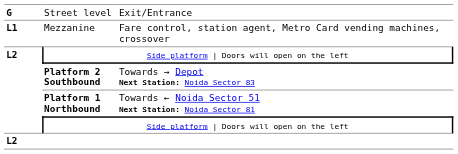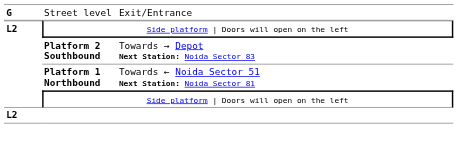- row: (69, 28)
